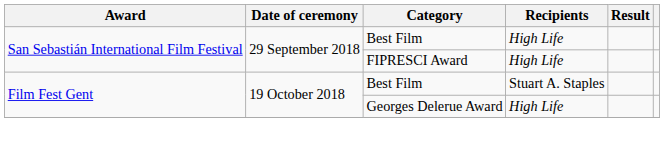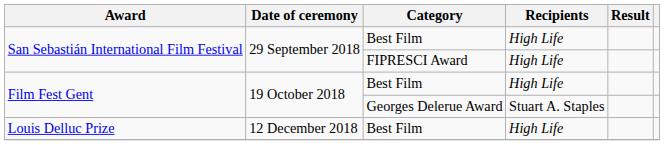(557, 83) Stuart A. Staples -> (536, 83) High Life
(536, 106) High Life -> (557, 106) Stuart A. Staples
+ row: (61, 128)
